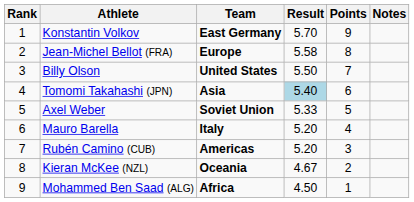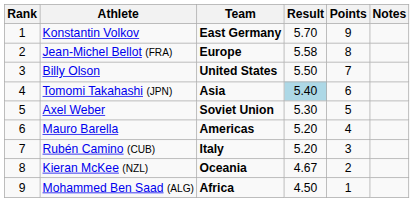(305, 110) 5.33 -> (305, 110) 5.30
(212, 129) Italy -> (227, 129) Americas
(227, 149) Americas -> (212, 149) Italy
